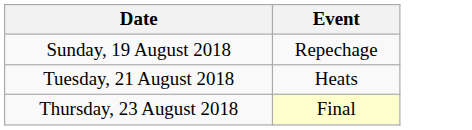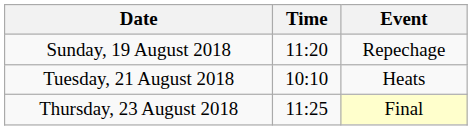+ column: (307, 19)
